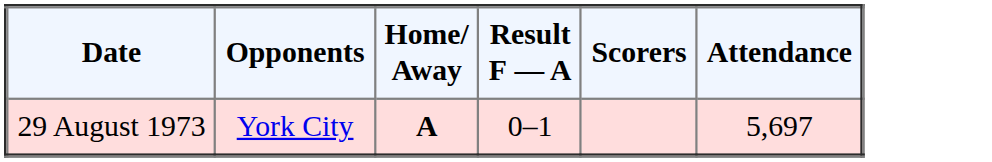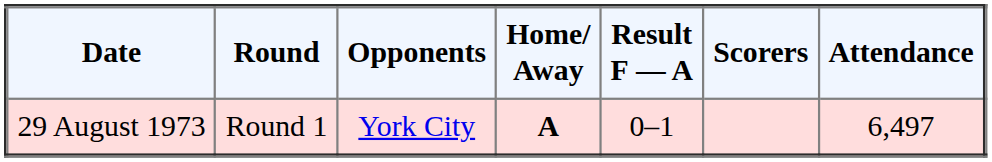+ column: (276, 52)
(779, 126) 5,697 -> (901, 126) 6,497
